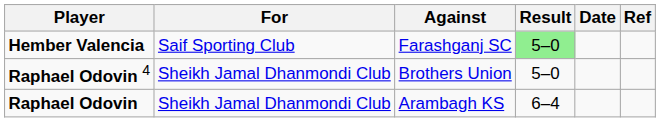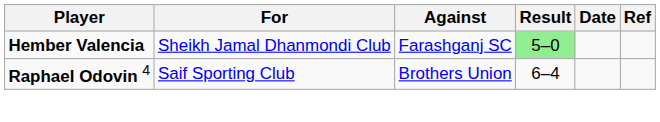(226, 44) Saif Sporting Club -> (274, 44) Sheikh Jamal Dhanmondi Club
(274, 74) Sheikh Jamal Dhanmondi Club -> (226, 74) Saif Sporting Club
(545, 74) 5–0 -> (545, 74) 6–4
- row: (73, 103)
